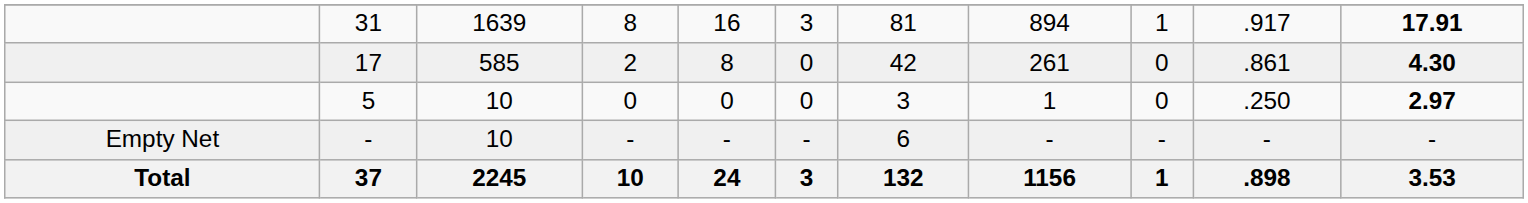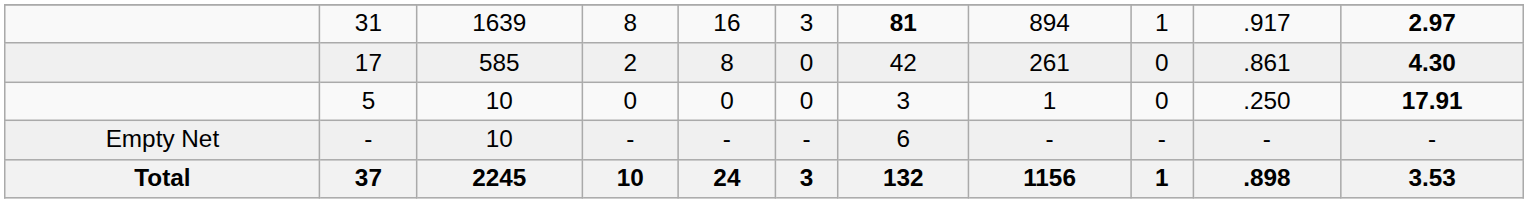(903, 23) normal -> (903, 23) bold
(1432, 23) 17.91 -> (1432, 23) 2.97
(1432, 100) 2.97 -> (1432, 100) 17.91
